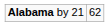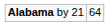(95, 12) 62 -> (95, 12) 64
